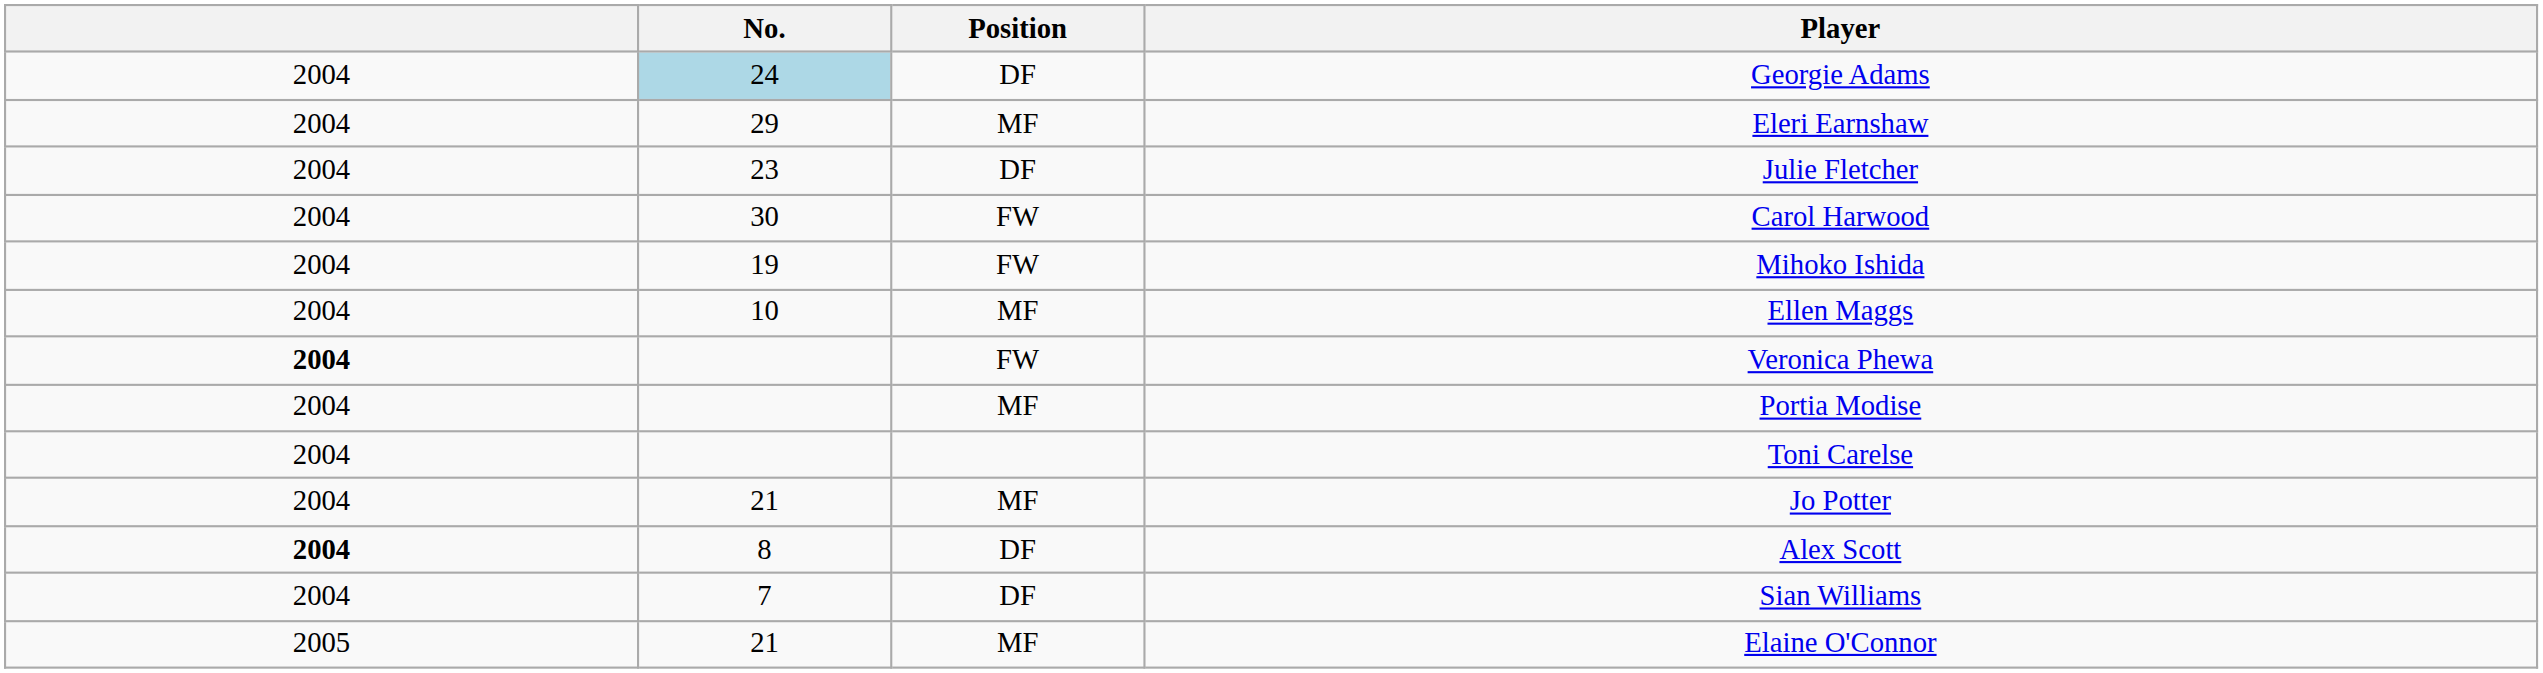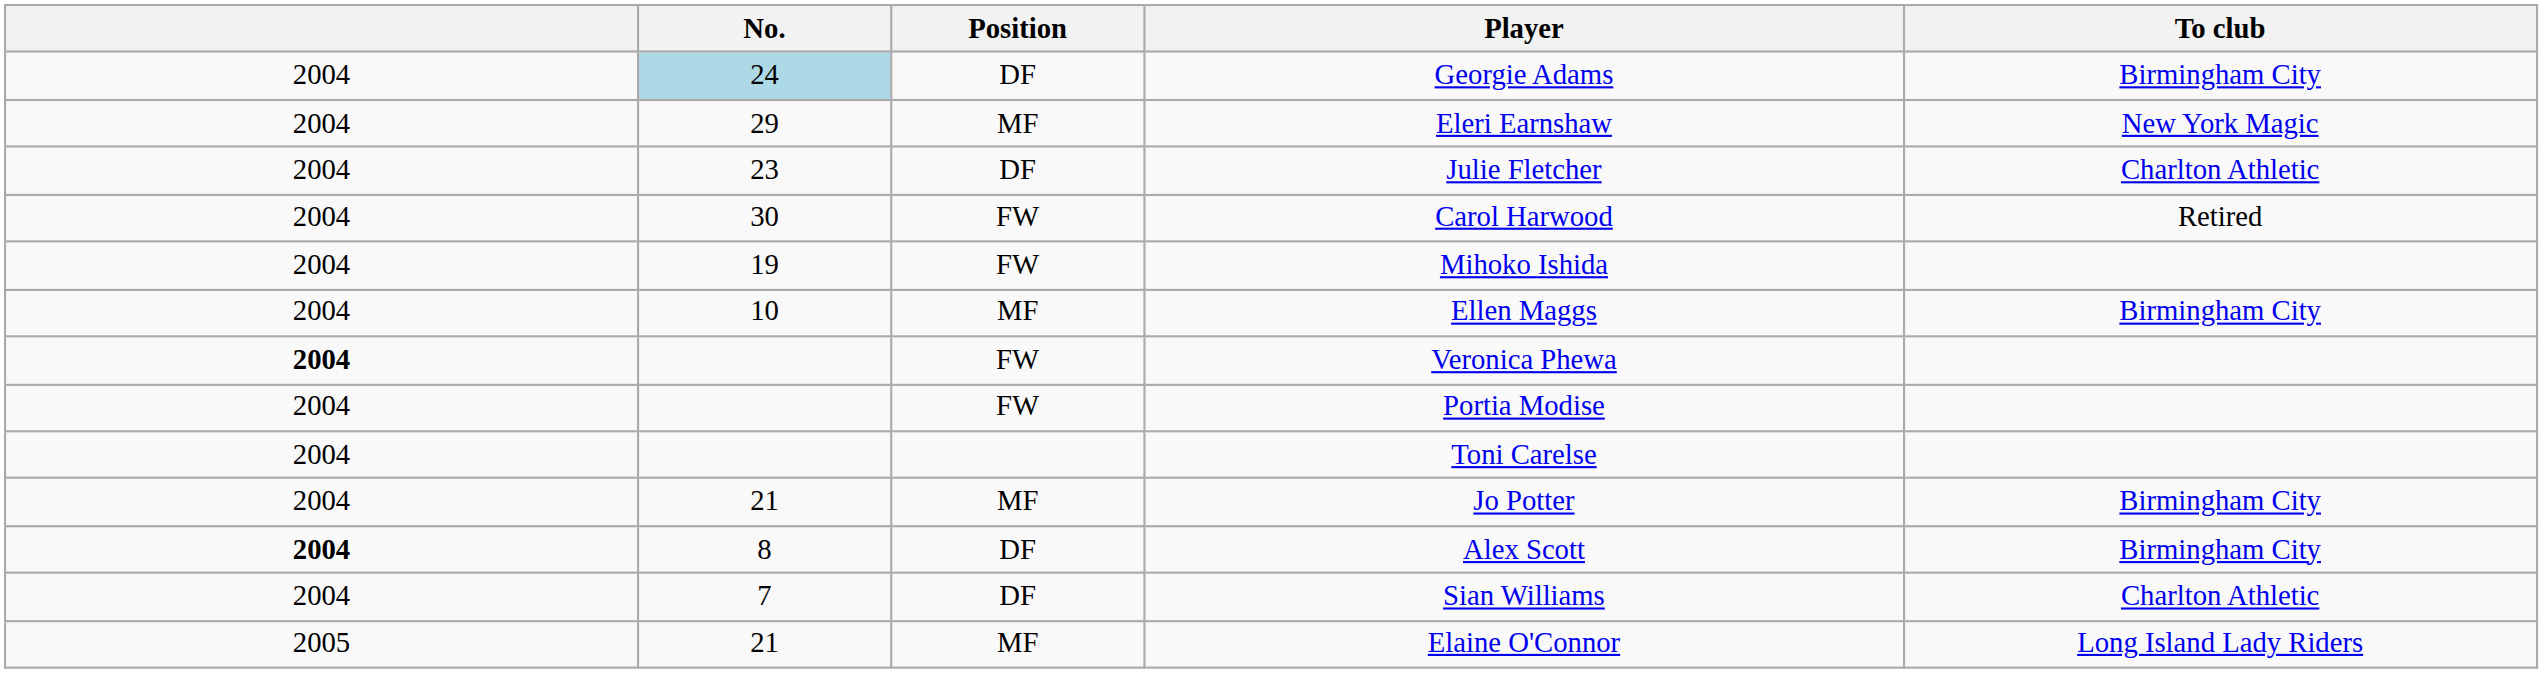+ column: (2220, 27)
(1018, 406) MF -> (1018, 406) FW
